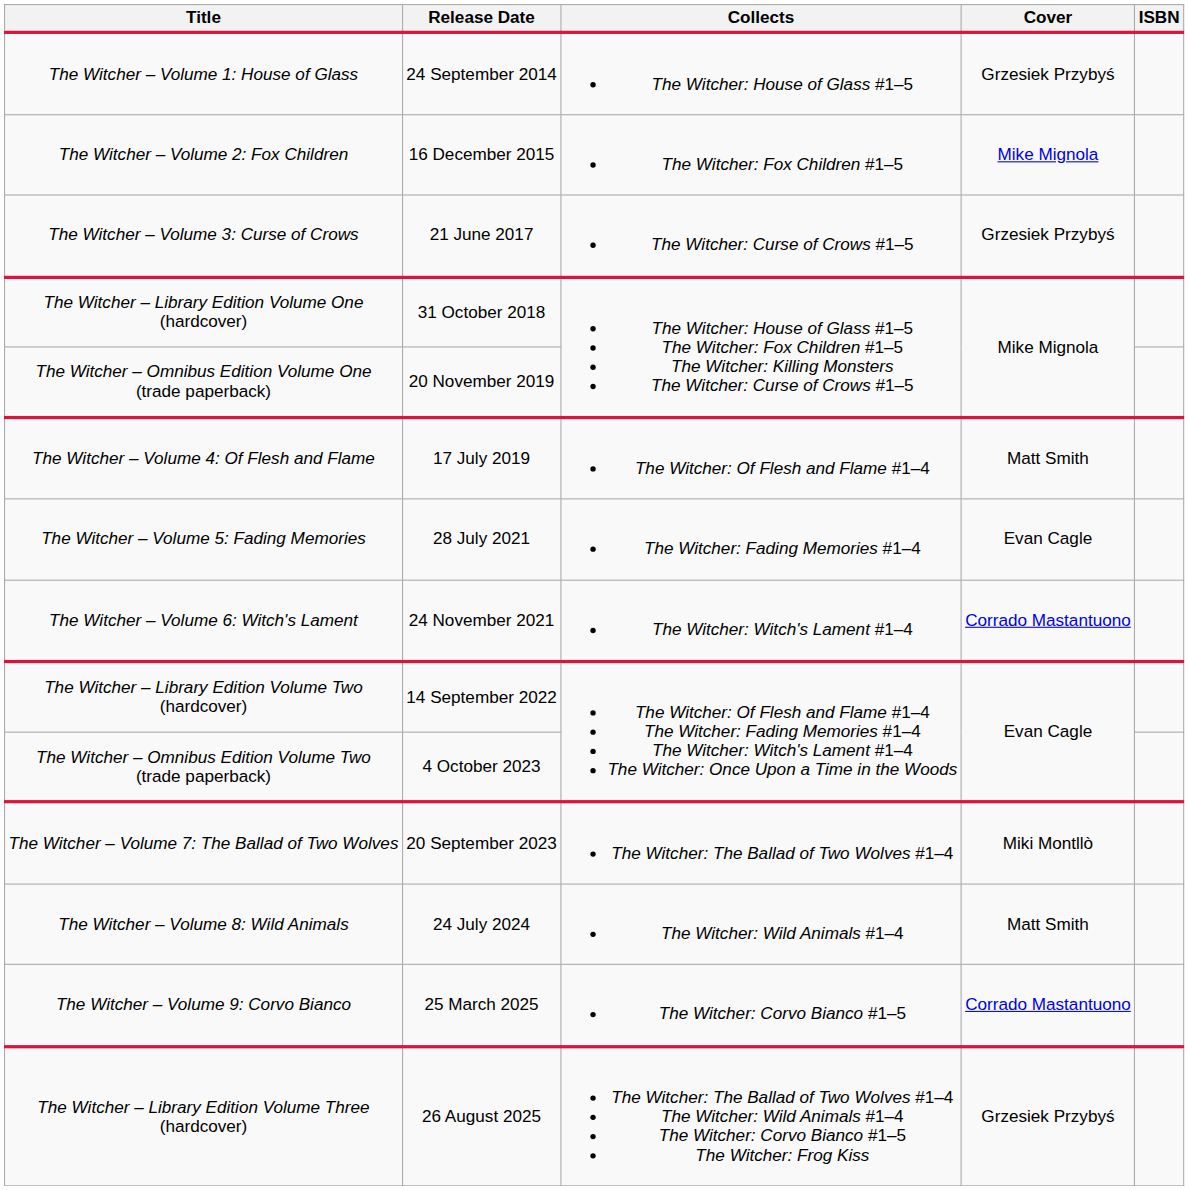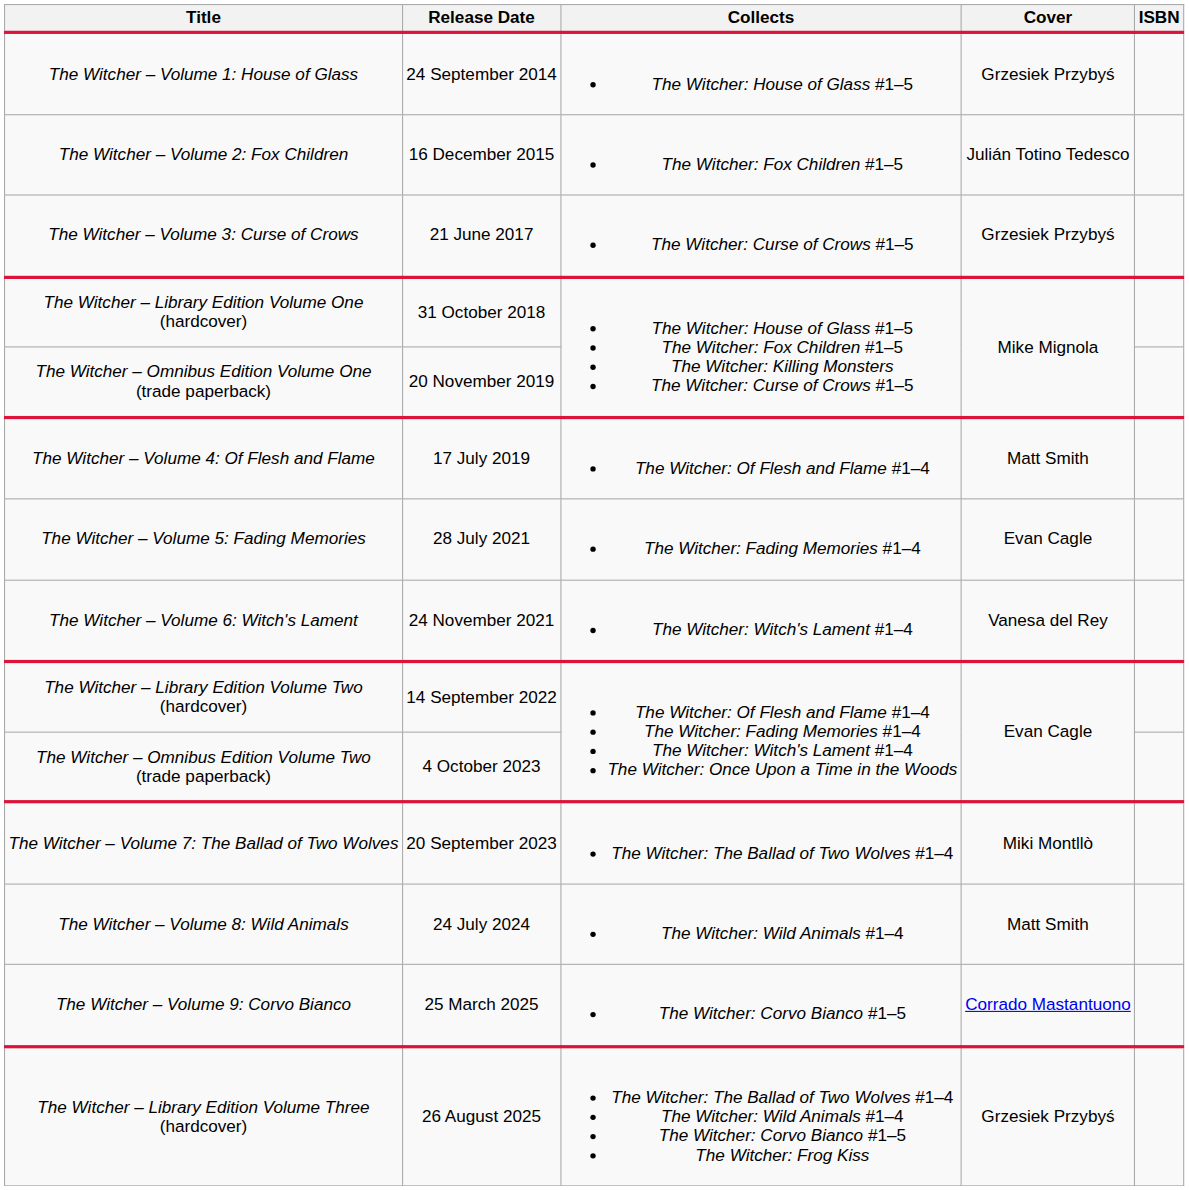(1048, 154) Mike Mignola -> (1048, 154) Julián Totino Tedesco
(1048, 620) Corrado Mastantuono -> (1048, 620) Vanesa del Rey
